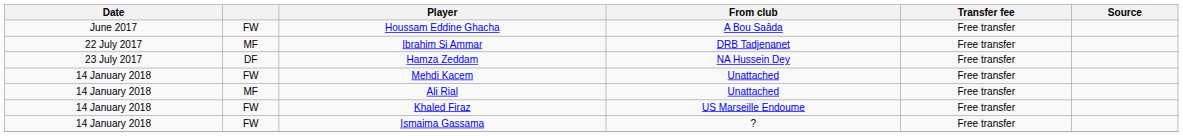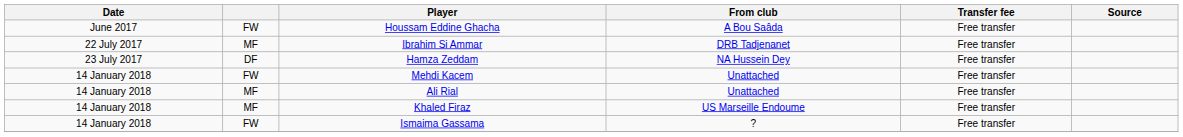(251, 107) FW -> (251, 107) MF
